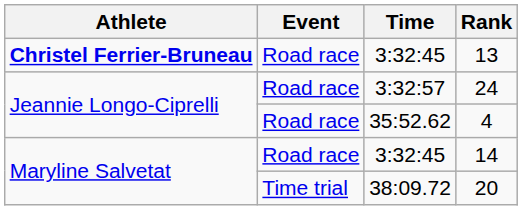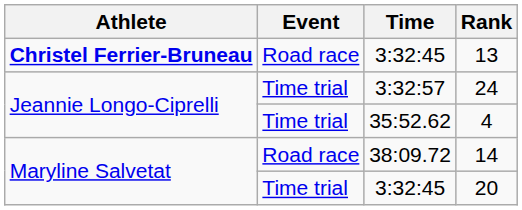(311, 88) Road race -> (305, 88) Time trial
(311, 121) Road race -> (305, 121) Time trial
(410, 155) 3:32:45 -> (410, 155) 38:09.72
(410, 188) 38:09.72 -> (410, 188) 3:32:45
